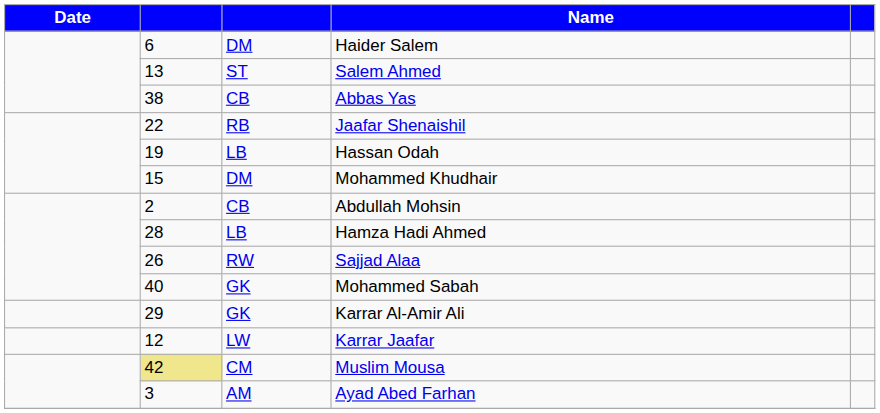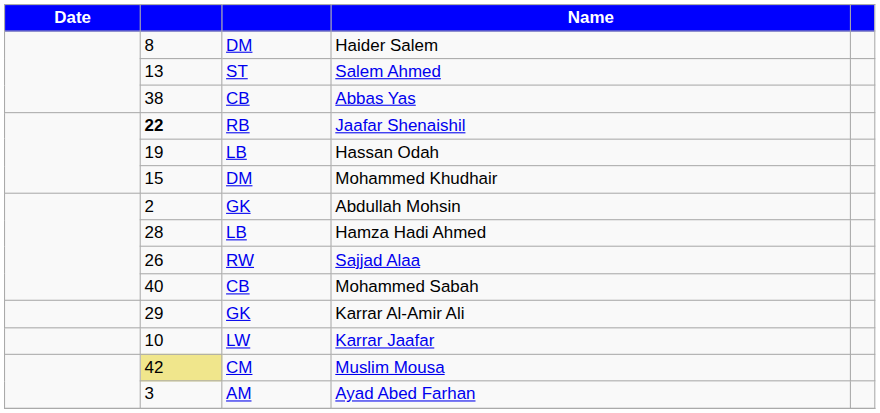(149, 44) 6 -> (149, 44) 8
(154, 125) normal -> (154, 125) bold
(238, 206) CB -> (238, 206) GK
(238, 286) GK -> (238, 286) CB
(154, 340) 12 -> (154, 340) 10
